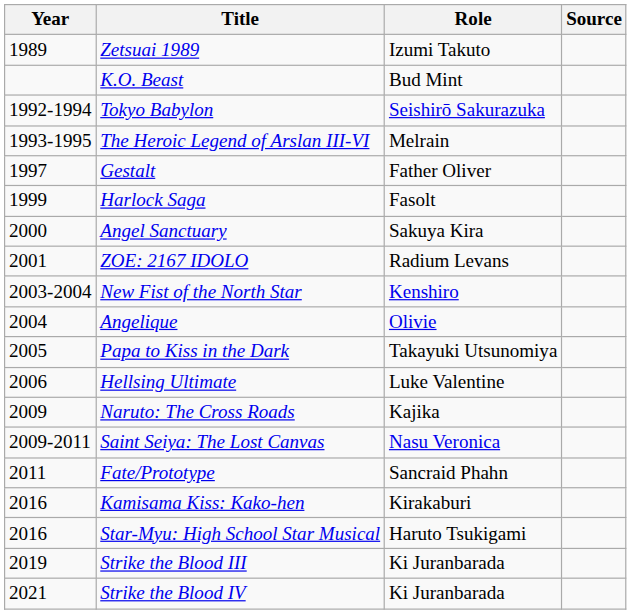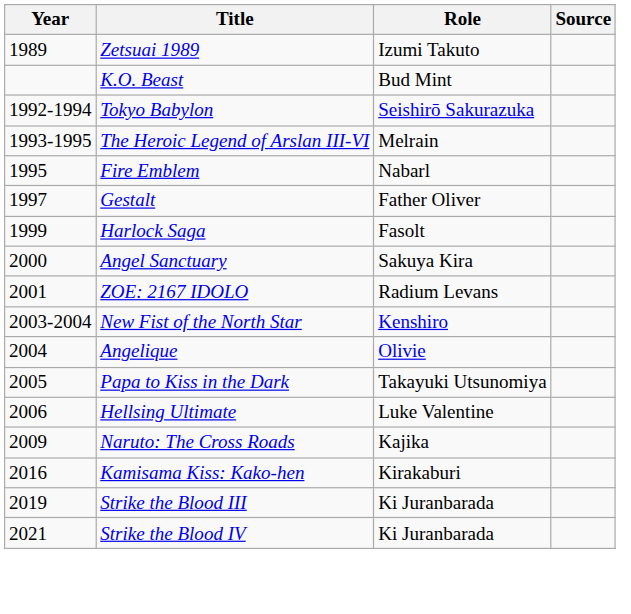+ row: (150, 170)
- row: (212, 442)
- row: (158, 472)
- row: (240, 532)
